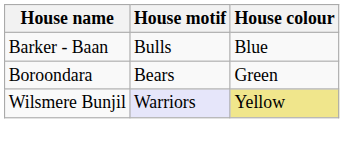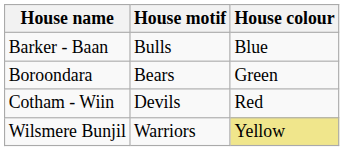+ row: (61, 103)
(165, 103) lavender background -> (165, 131) no background
